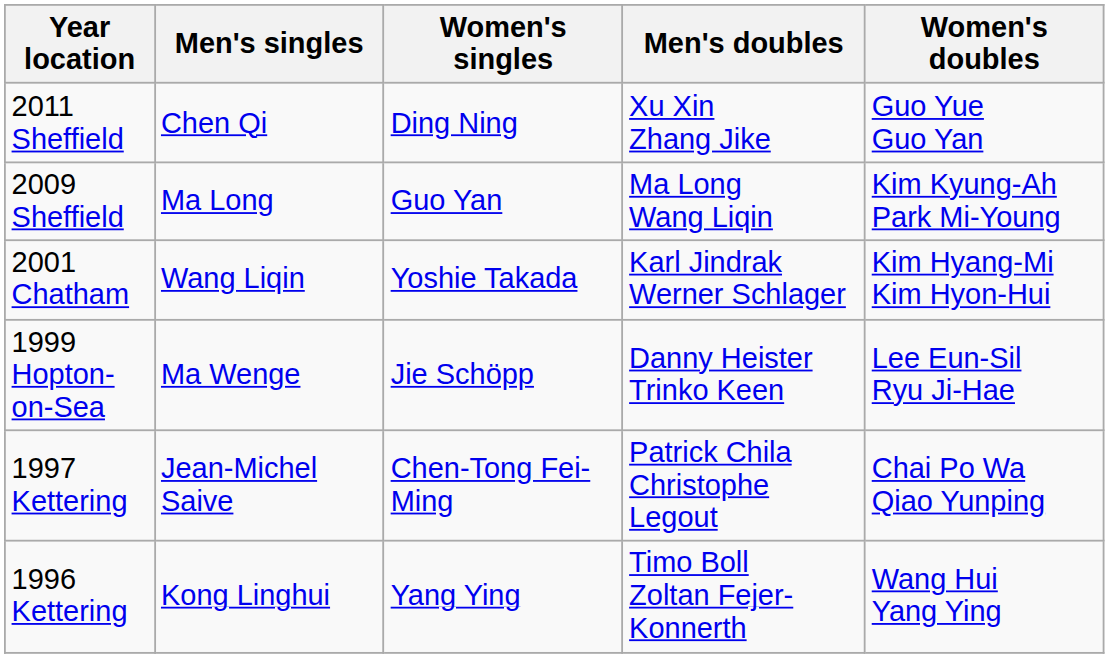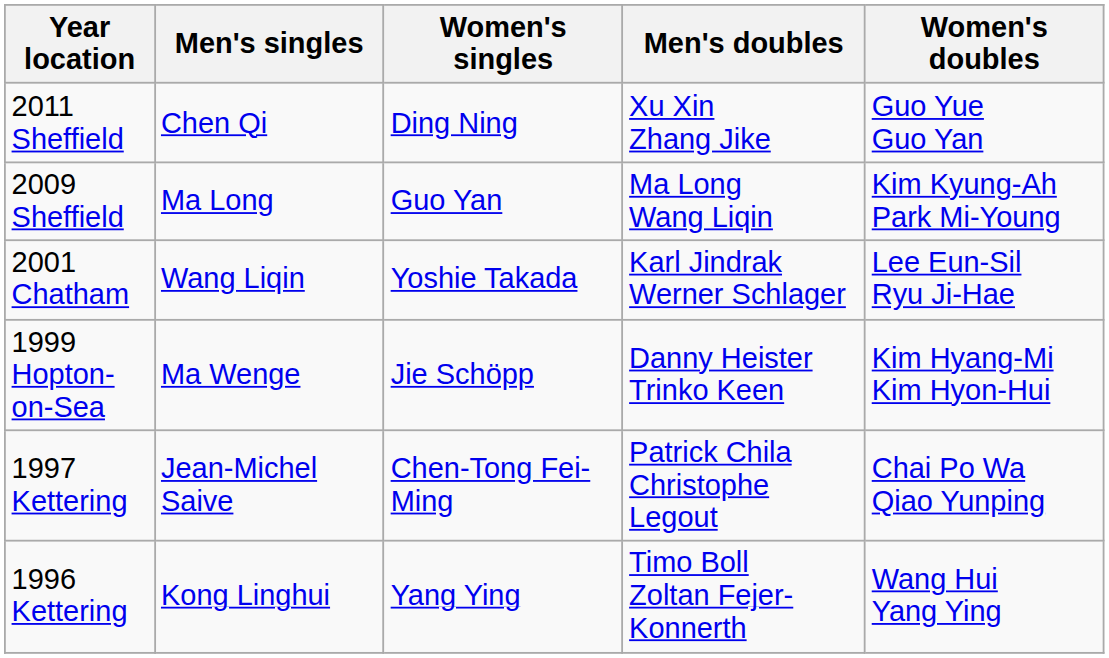(963, 279) Kim Hyang-Mi Kim Hyon-Hui -> (947, 279) Lee Eun-Sil Ryu Ji-Hae
(947, 374) Lee Eun-Sil Ryu Ji-Hae -> (963, 374) Kim Hyang-Mi Kim Hyon-Hui
